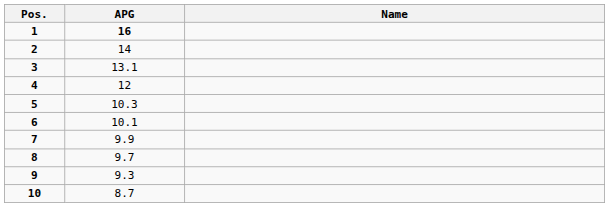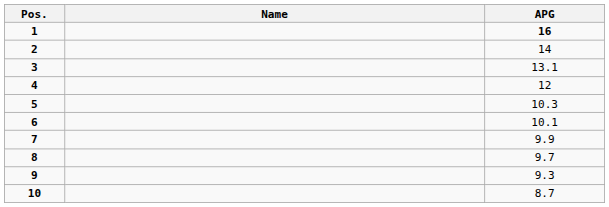columns swapped: (395, 13) <-> (124, 13)
